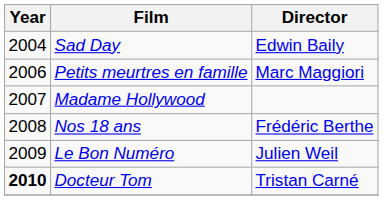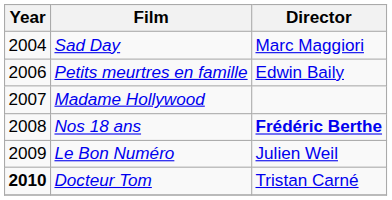(300, 45) Edwin Baily -> (310, 45) Marc Maggiori
(310, 72) Marc Maggiori -> (300, 72) Edwin Baily
(314, 126) normal -> (319, 126) bold
